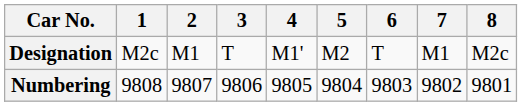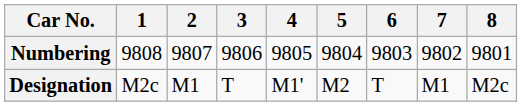rows swapped: (61, 52) <-> (61, 85)
